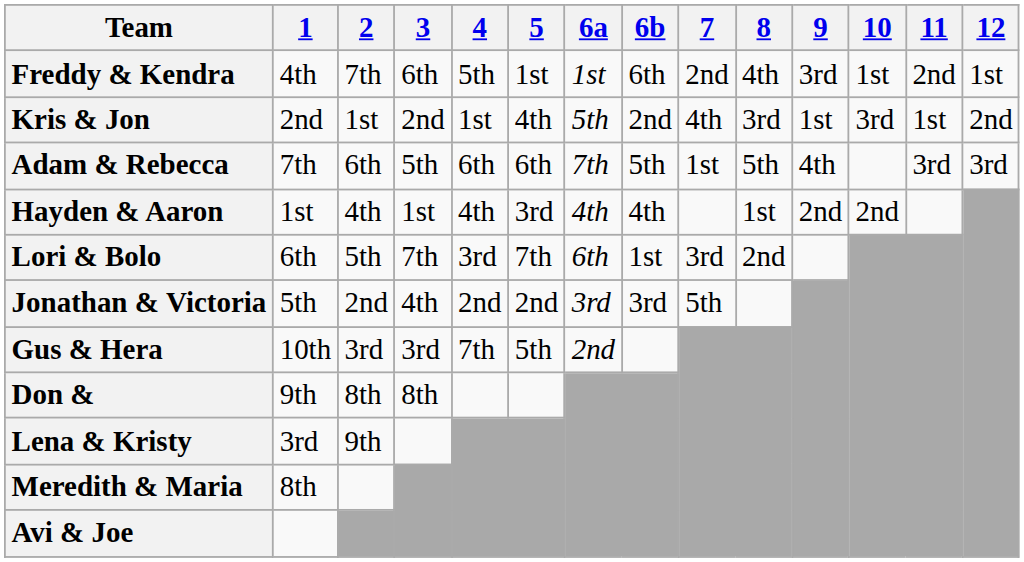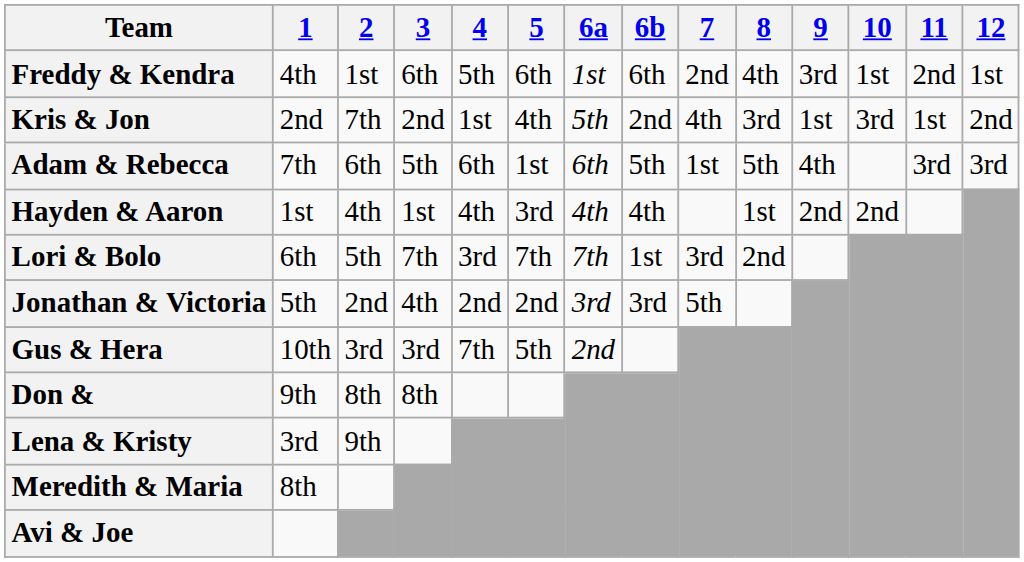(363, 73) 7th -> (361, 73) 1st
(532, 73) 1st -> (533, 73) 6th
(361, 119) 1st -> (363, 119) 7th
(533, 165) 6th -> (532, 165) 1st
(590, 165) 7th -> (590, 165) 6th
(590, 257) 6th -> (590, 257) 7th
